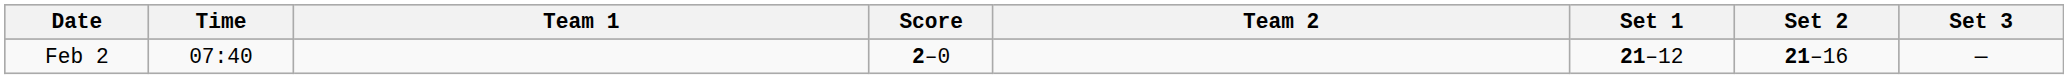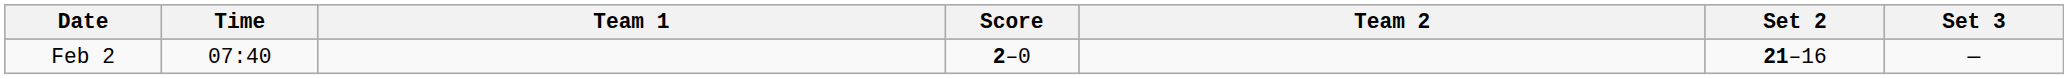- column: (1652, 22)
